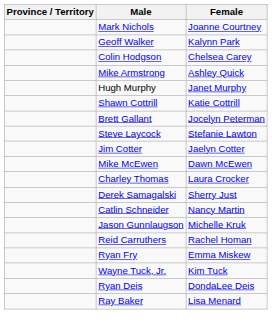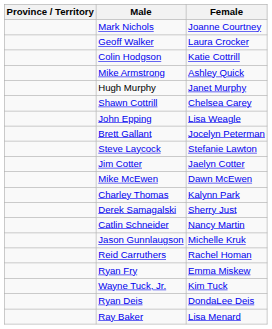(214, 42) Kalynn Park -> (218, 42) Laura Crocker
(220, 57) Chelsea Carey -> (214, 57) Katie Cottrill
(214, 103) Katie Cottrill -> (220, 103) Chelsea Carey
+ row: (125, 118)
(218, 179) Laura Crocker -> (214, 194) Kalynn Park
